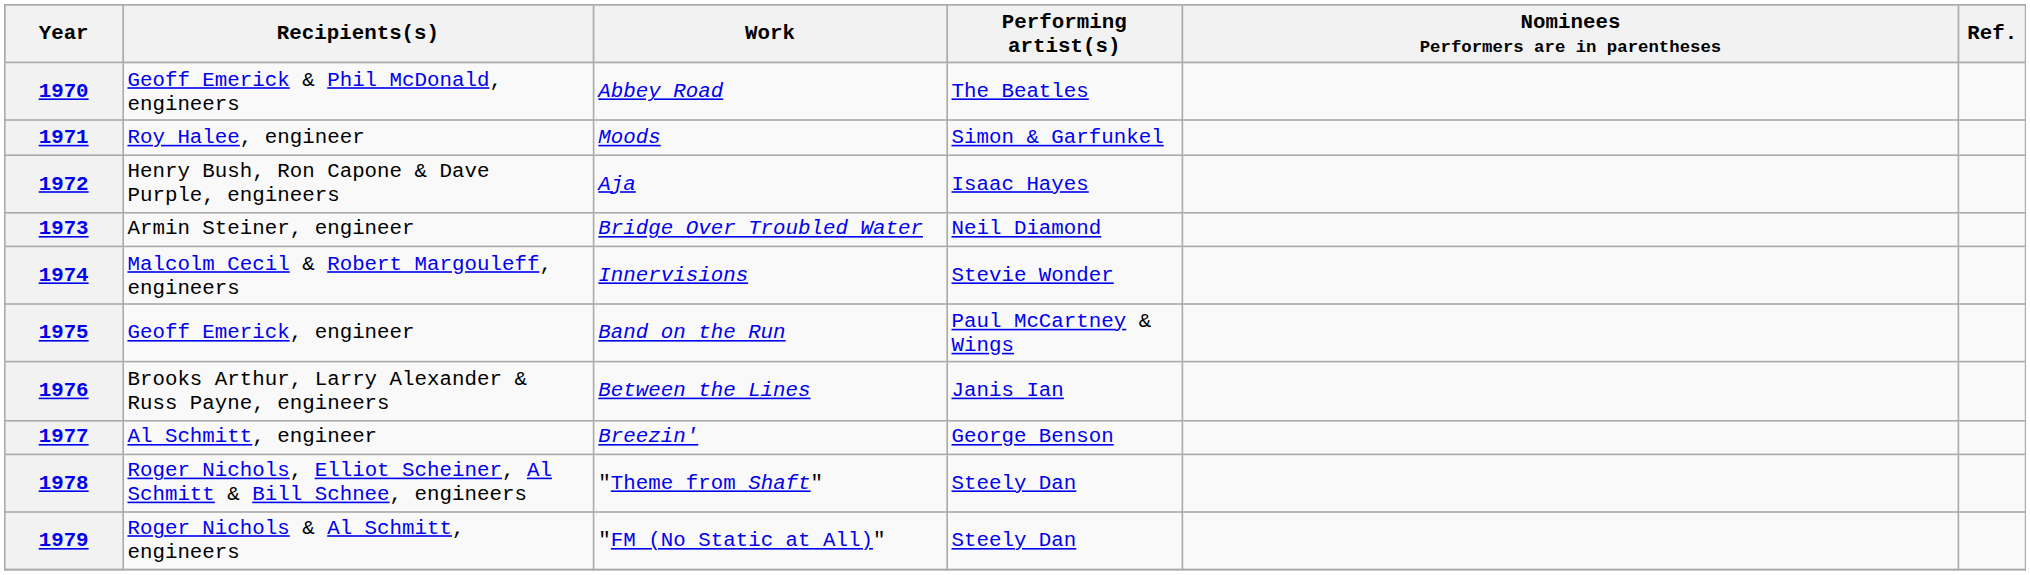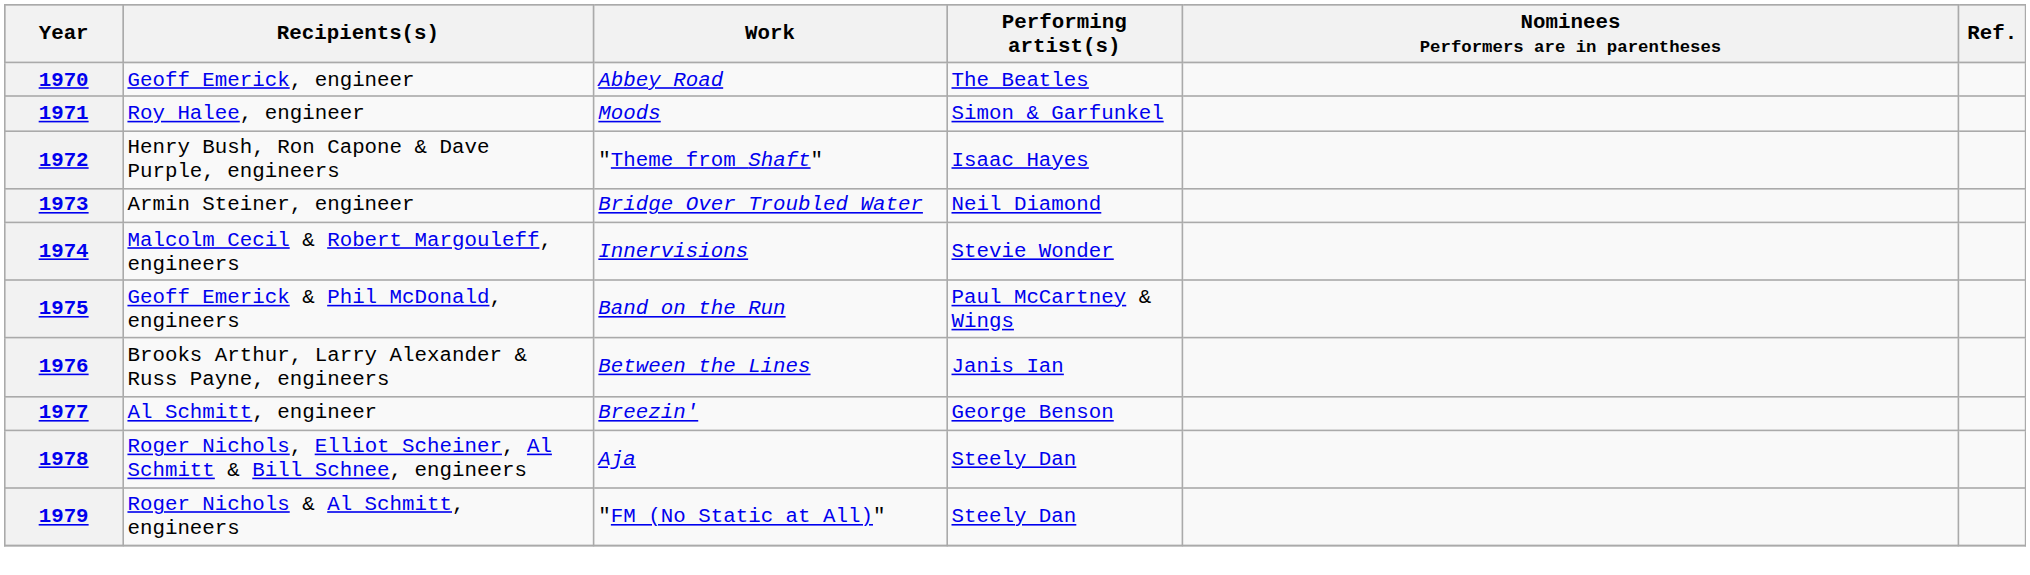(315, 92) Geoff Emerick & Phil McDonald, engineers -> (271, 80) Geoff Emerick, engineer
(617, 183) Aja -> (711, 159) "Theme from Shaft"
(271, 333) Geoff Emerick, engineer -> (315, 309) Geoff Emerick & Phil McDonald, engineers
(711, 483) "Theme from Shaft" -> (617, 459) Aja
